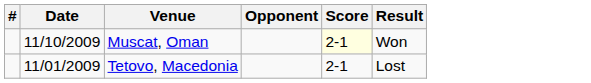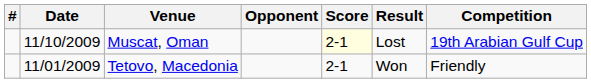+ column: (507, 16)
(392, 41) Won -> (390, 41) Lost
(390, 66) Lost -> (392, 66) Won
